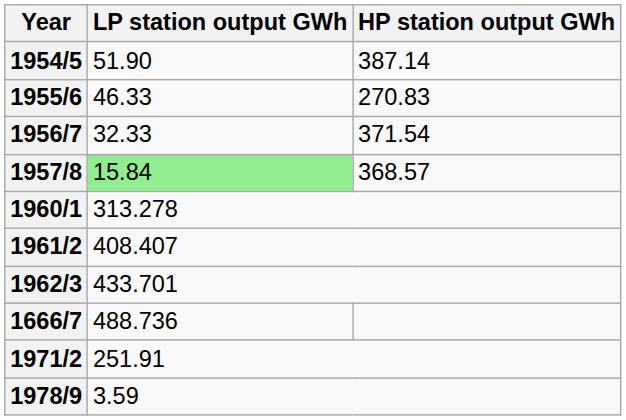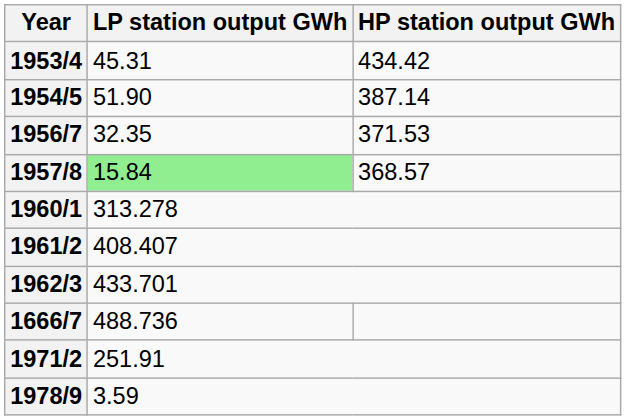+ row: (46, 60)
- row: (46, 97)
(122, 135) 32.33 -> (122, 135) 32.35
(394, 135) 371.54 -> (394, 135) 371.53
